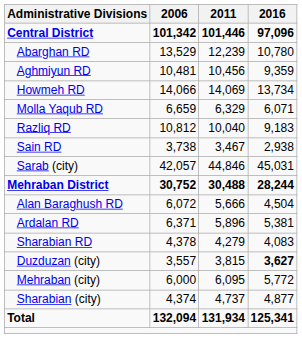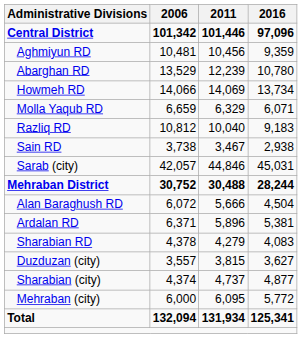rows swapped: (53, 52) <-> (54, 71)
(279, 261) bold -> (279, 261) normal
rows swapped: (58, 280) <-> (59, 299)
